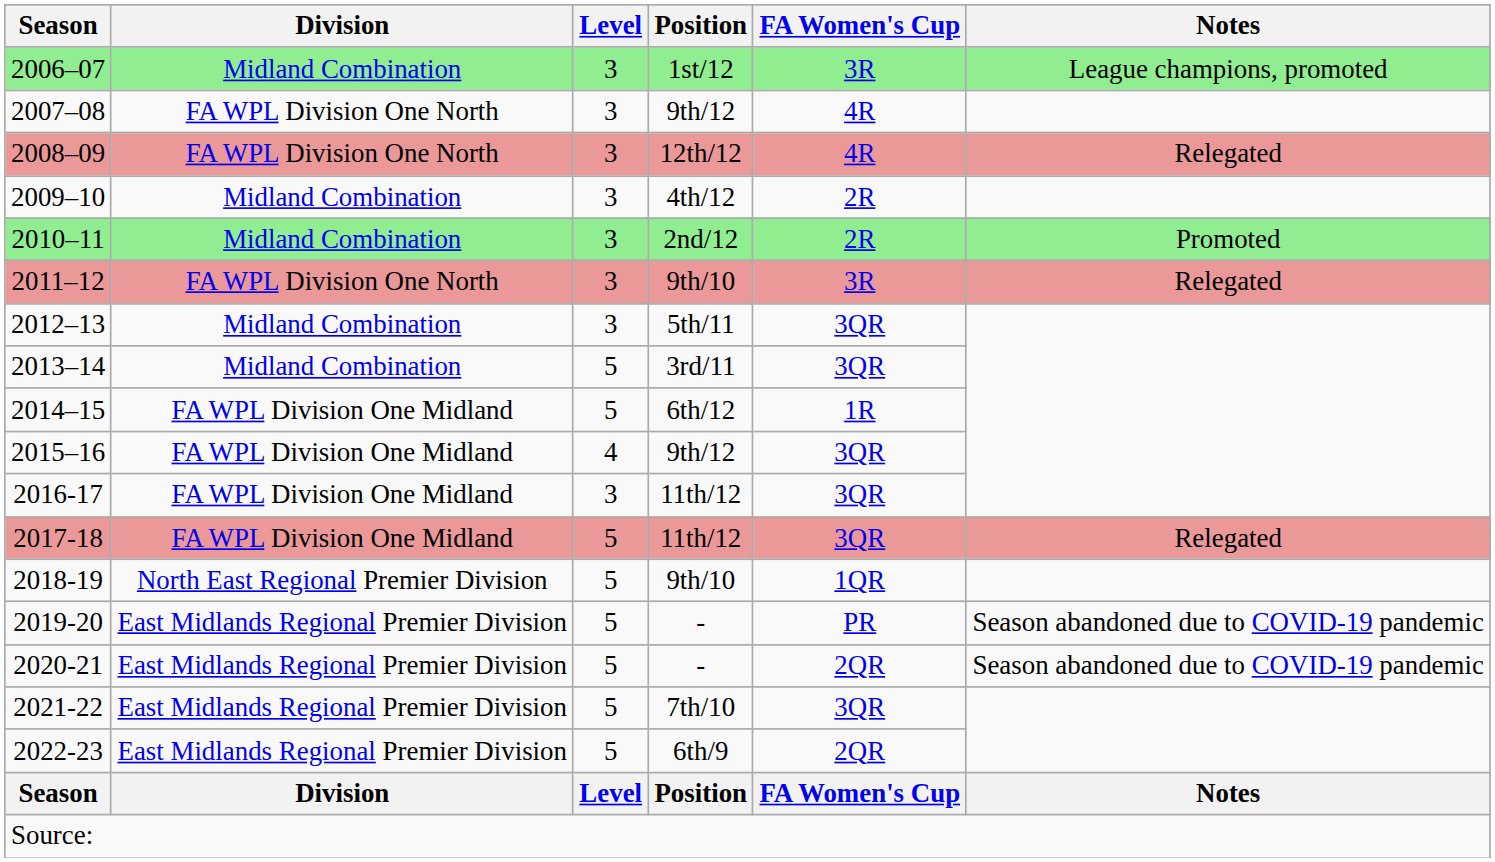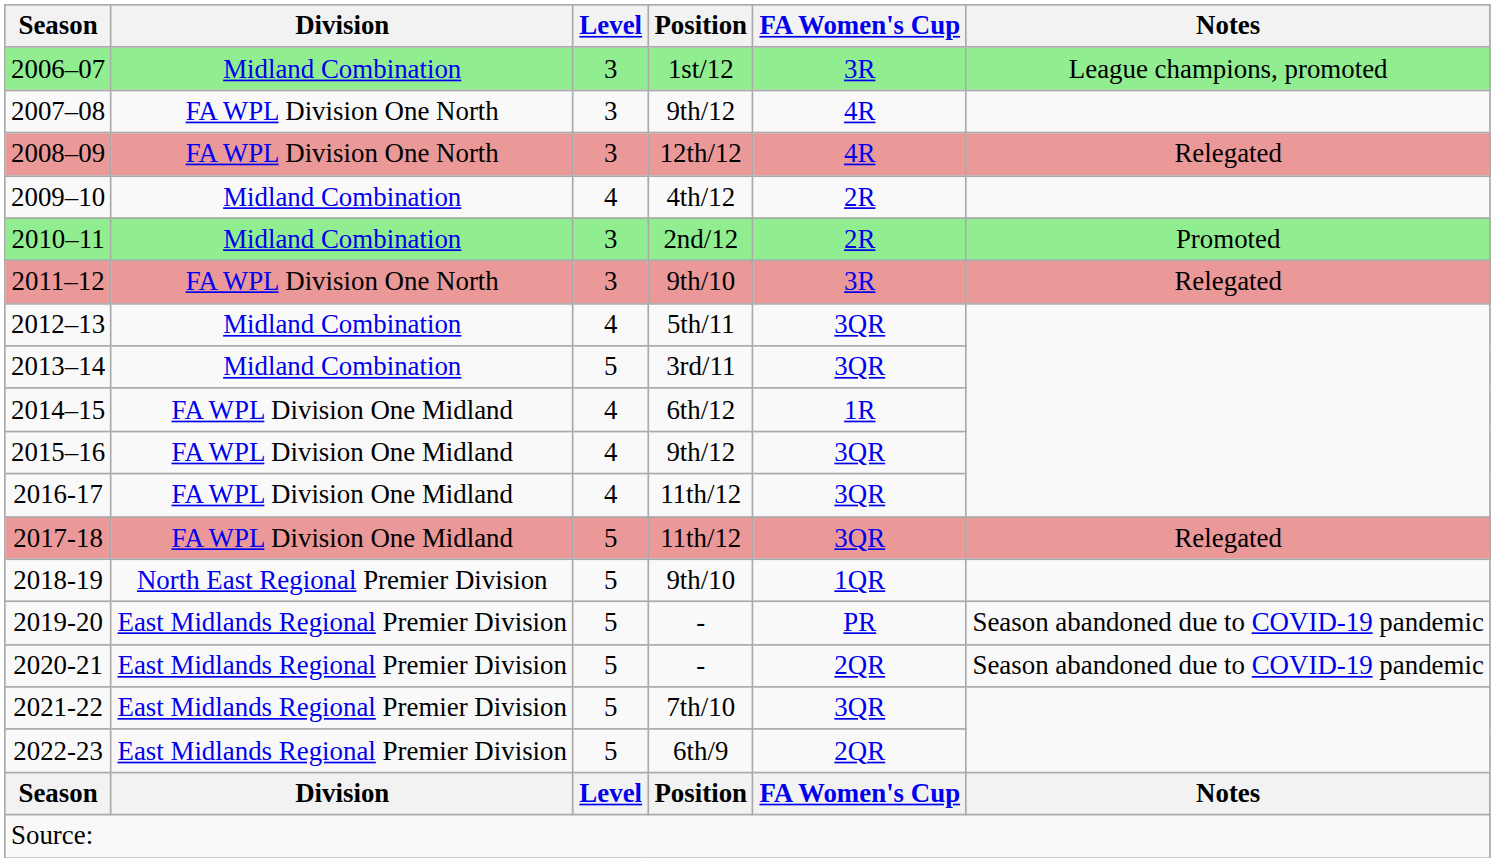(611, 196) 3 -> (611, 196) 4
(611, 324) 3 -> (611, 324) 4
(611, 409) 5 -> (611, 409) 4
(611, 494) 3 -> (611, 494) 4
